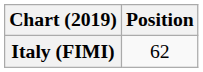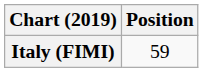(160, 51) 62 -> (160, 51) 59
